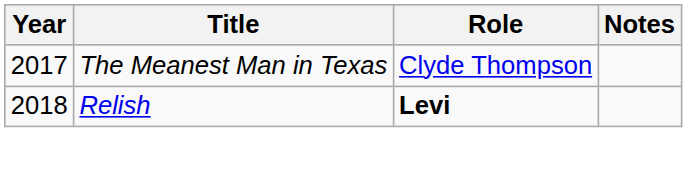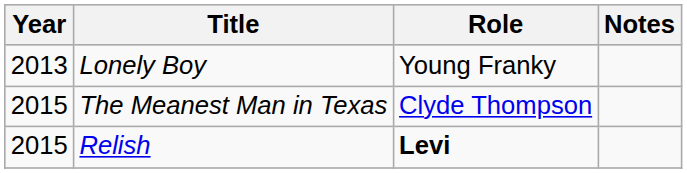+ row: (143, 65)
(39, 65) 2017 -> (39, 106) 2015
(39, 106) 2018 -> (39, 146) 2015
